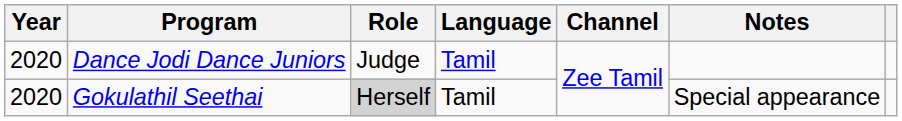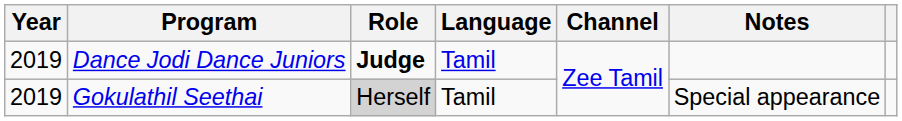(36, 60) 2020 -> (36, 60) 2019
(388, 60) normal -> (391, 60) bold
(36, 97) 2020 -> (36, 97) 2019
